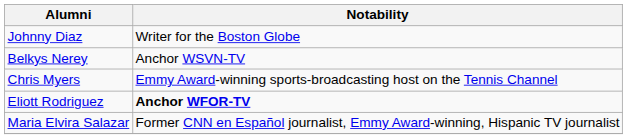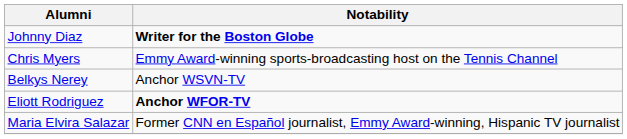(218, 36) normal -> (225, 36) bold
rows swapped: (44, 79) <-> (48, 58)
